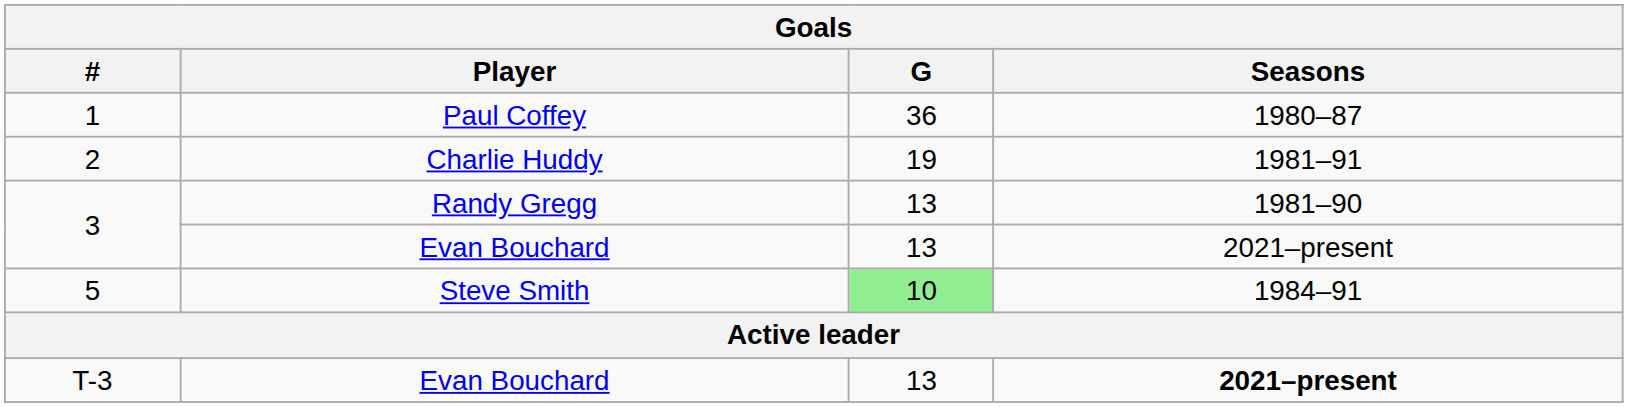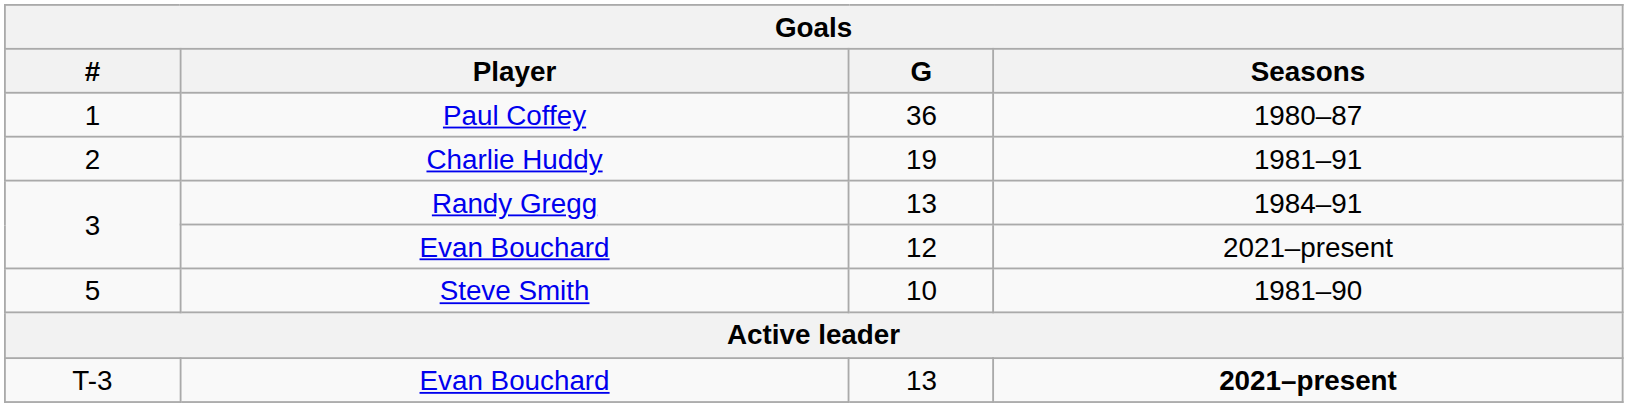(1308, 203) 1981–90 -> (1308, 203) 1984–91
(921, 247) 13 -> (921, 247) 12
(921, 291) lightgreen background -> (921, 291) no background
(1308, 291) 1984–91 -> (1308, 291) 1981–90
